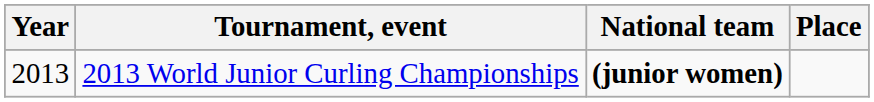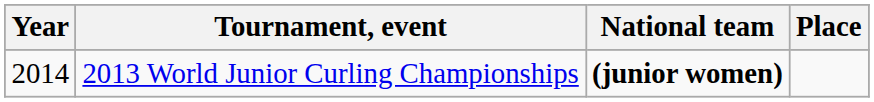(40, 73) 2013 -> (40, 73) 2014
